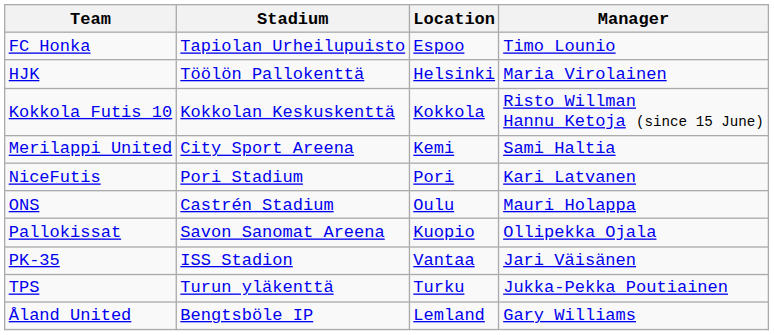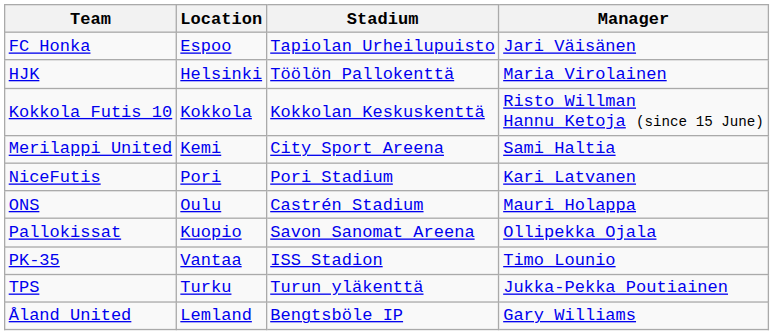columns swapped: (454, 19) <-> (293, 19)
(559, 46) Timo Lounio -> (570, 46) Jari Väisänen
(570, 260) Jari Väisänen -> (559, 260) Timo Lounio
